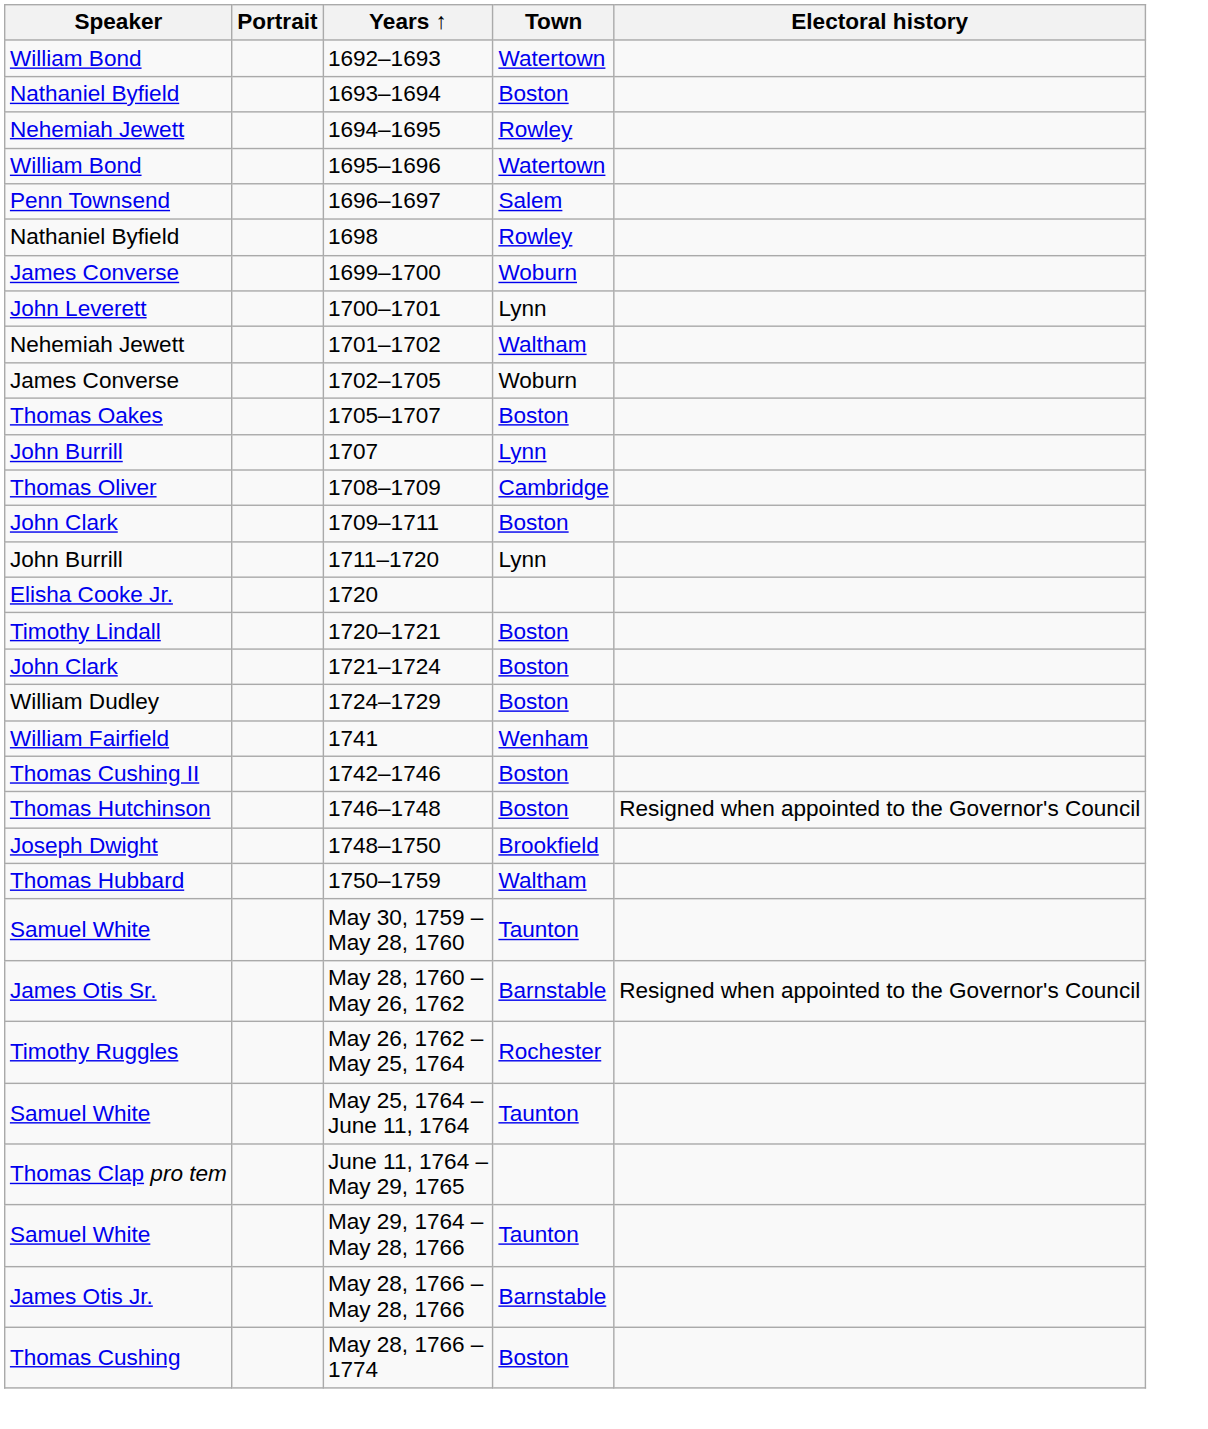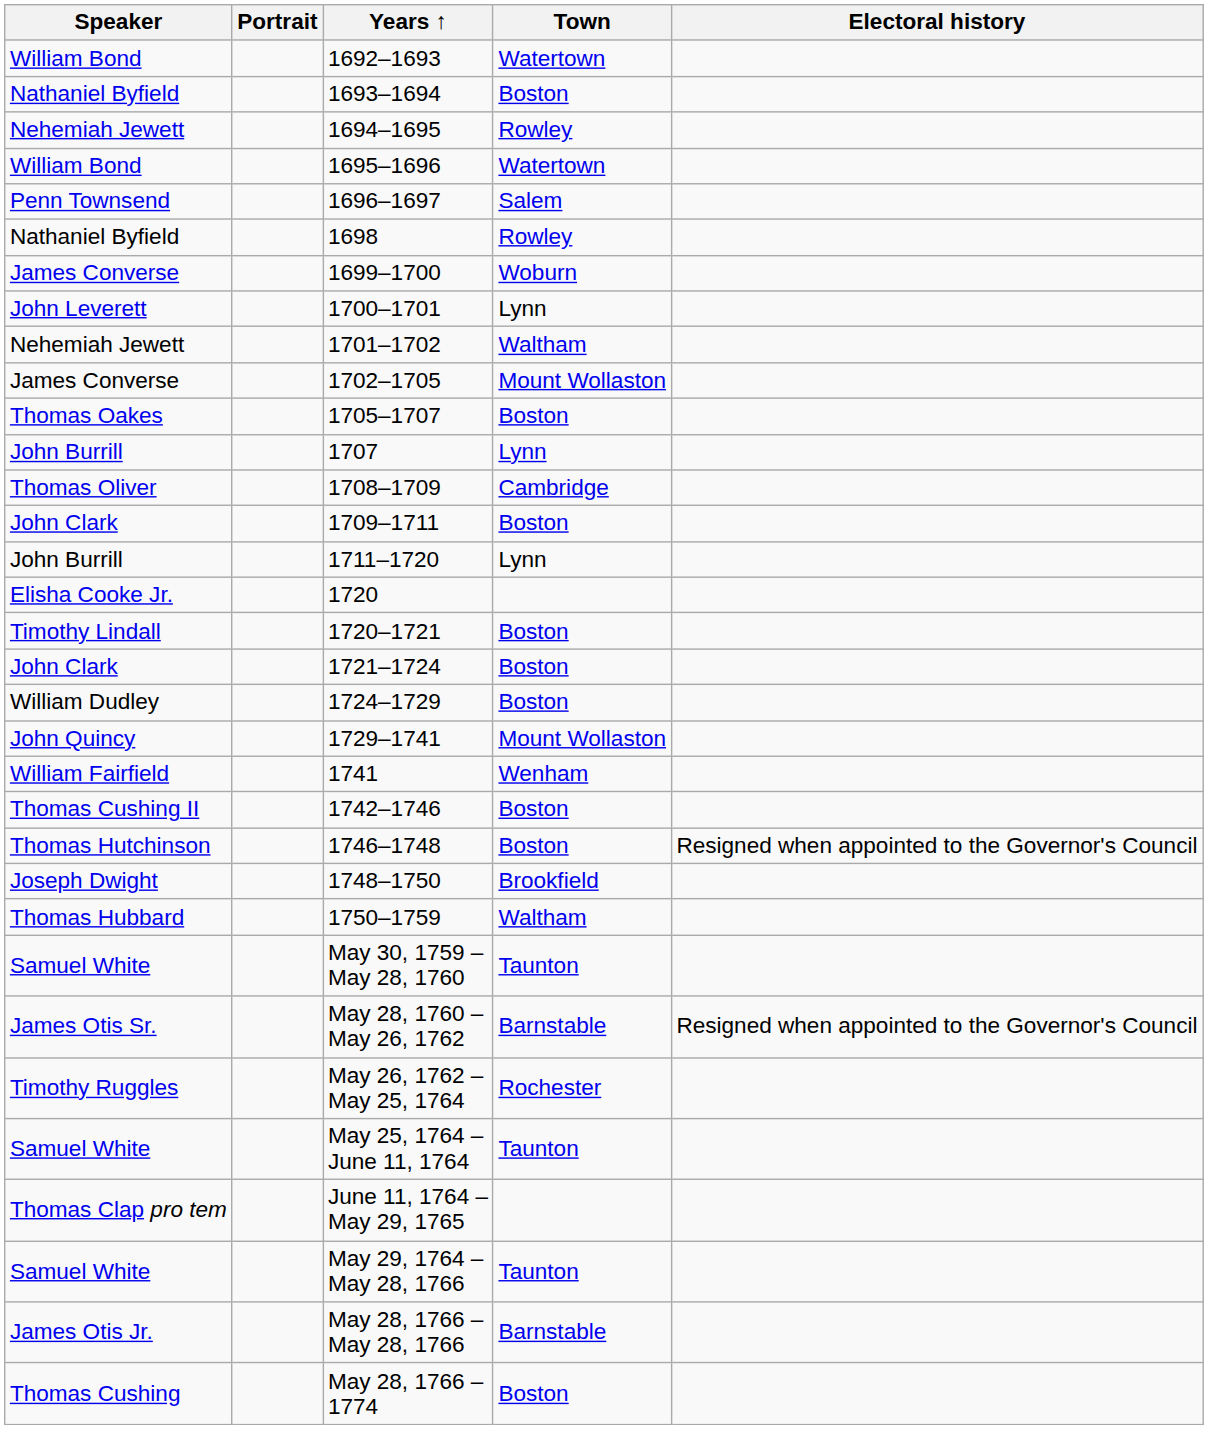(538, 380) Woburn -> (582, 380) Mount Wollaston
+ row: (384, 737)
